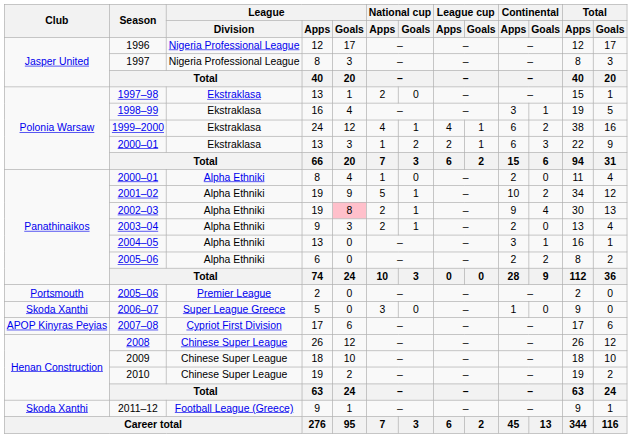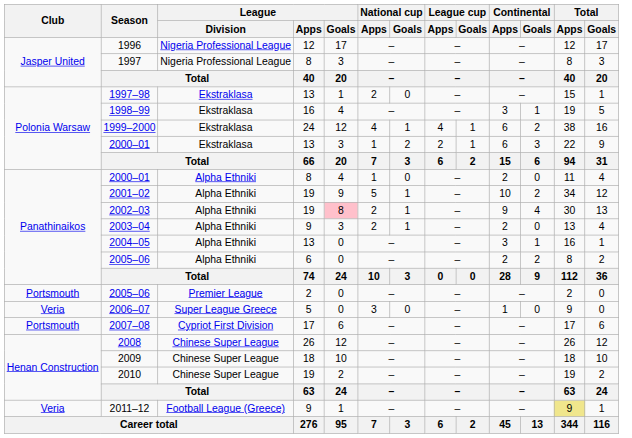(57, 309) Skoda Xanthi -> (53, 309) Veria
(57, 326) APOP Kinyras Peyias -> (53, 326) Portsmouth
(57, 408) Skoda Xanthi -> (53, 408) Veria
(578, 408) no background -> (569, 408) khaki background
